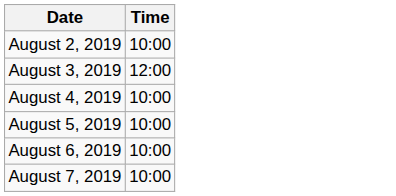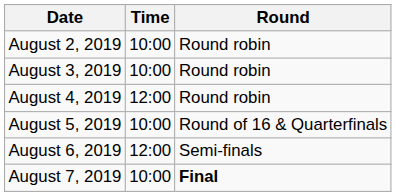+ column: (283, 17)
(150, 71) 12:00 -> (150, 71) 10:00
(150, 97) 10:00 -> (150, 97) 12:00
(150, 151) 10:00 -> (150, 151) 12:00
